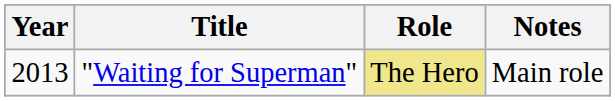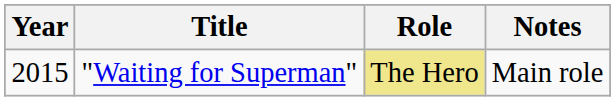(40, 72) 2013 -> (40, 72) 2015
